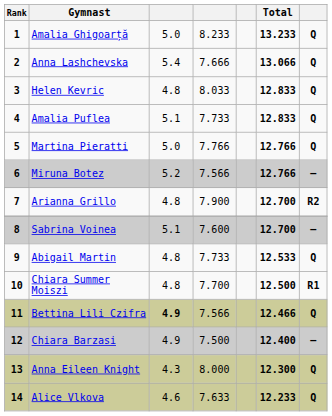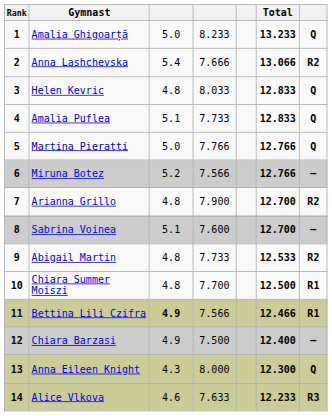(313, 62) Q -> (313, 62) R2
(313, 258) Q -> (313, 258) R2
(313, 313) Q -> (313, 313) R1
(313, 397) Q -> (313, 397) R3
